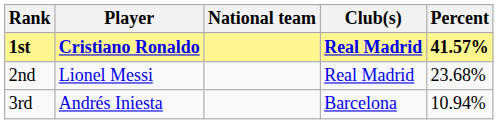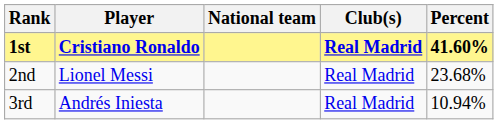(460, 47) 41.57% -> (460, 47) 41.60%
(361, 103) Barcelona -> (369, 103) Real Madrid
